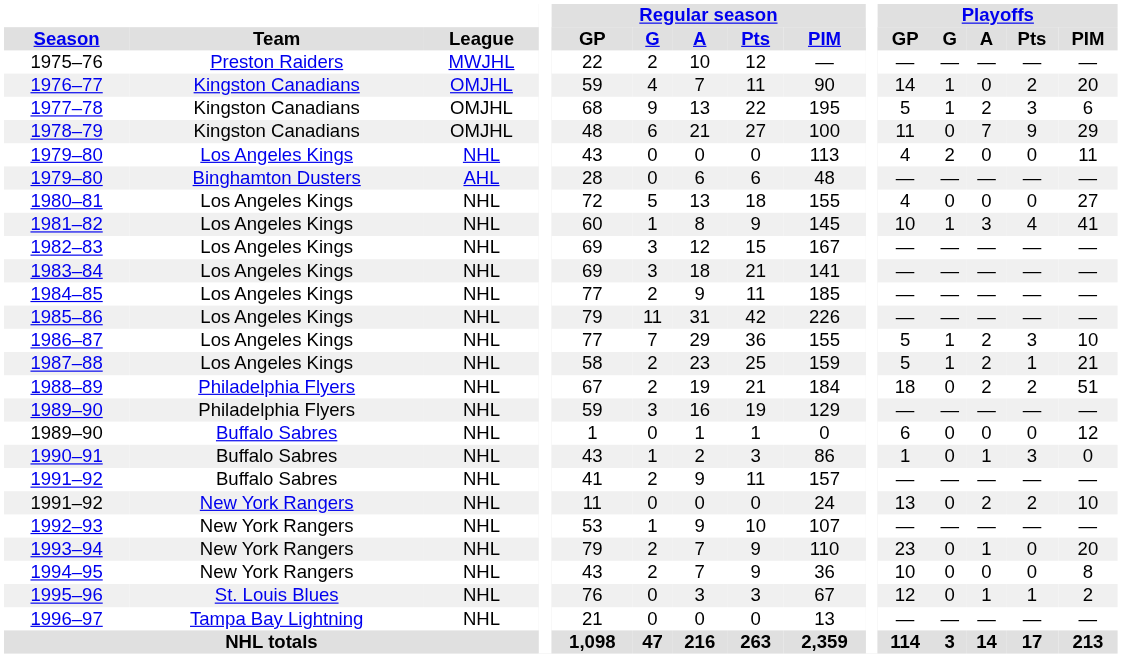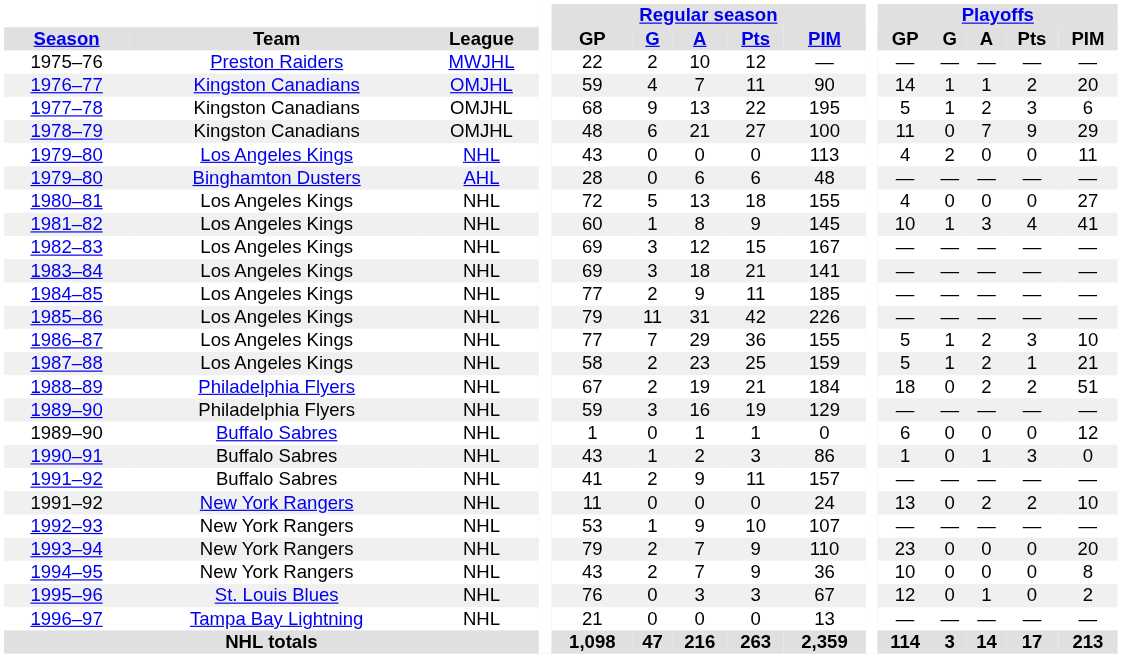(987, 85) 0 -> (987, 85) 1
(987, 549) 1 -> (987, 549) 0
(1032, 595) 1 -> (1032, 595) 0
